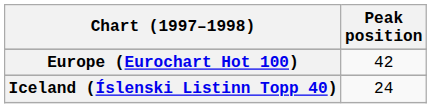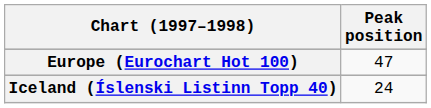(384, 63) 42 -> (384, 63) 47
